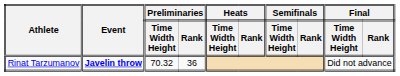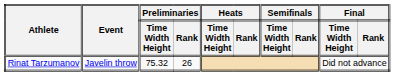(113, 64) bold -> (111, 64) normal
(162, 64) 70.32 -> (157, 64) 75.32
(192, 64) 36 -> (187, 64) 26
